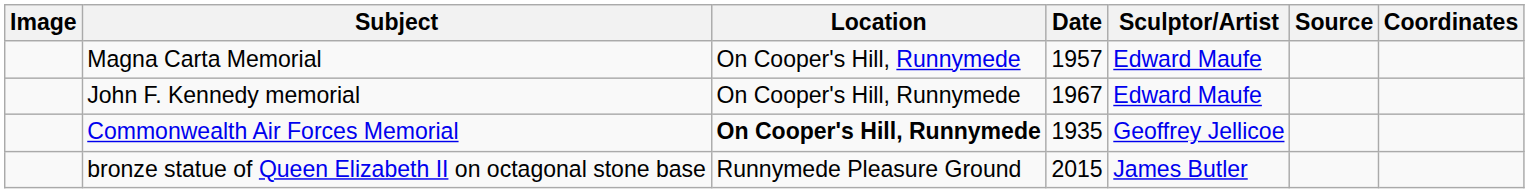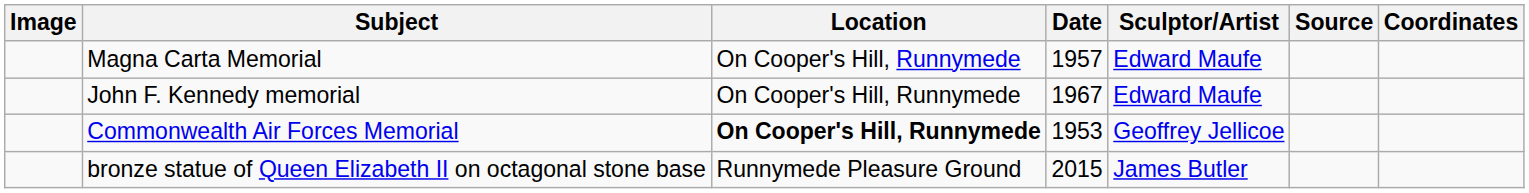(1077, 132) 1935 -> (1077, 132) 1953
